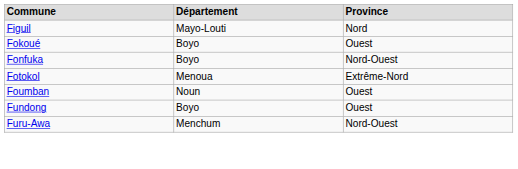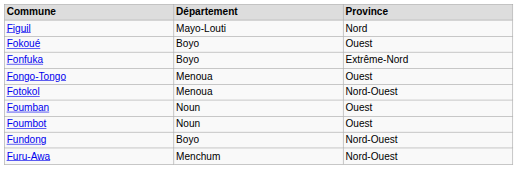(372, 60) Nord-Ouest -> (377, 60) Extrême-Nord
+ row: (36, 76)
(377, 76) Extrême-Nord -> (372, 92) Nord-Ouest
+ row: (27, 124)
(359, 108) Ouest -> (372, 140) Nord-Ouest
